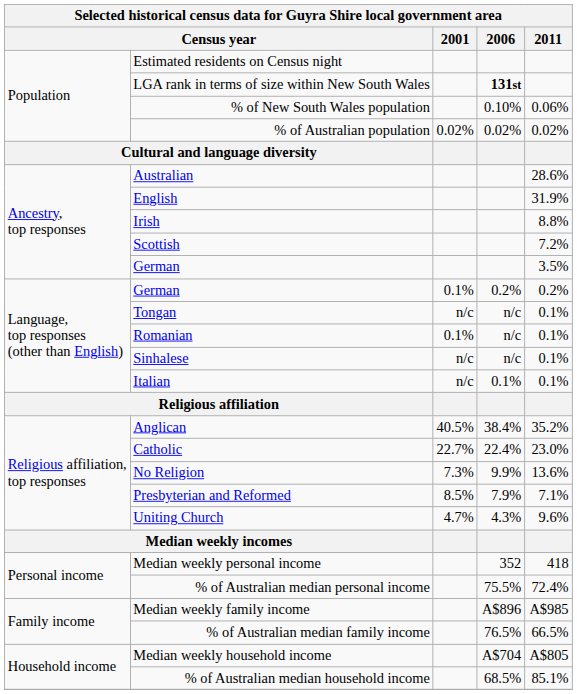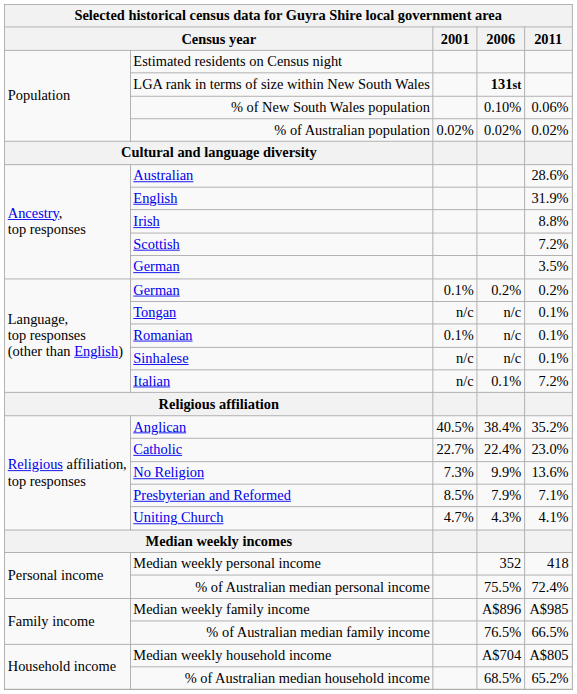(552, 381) 0.1% -> (552, 381) 7.2%
(552, 518) 9.6% -> (552, 518) 4.1%
(548, 678) 85.1% -> (548, 678) 65.2%
